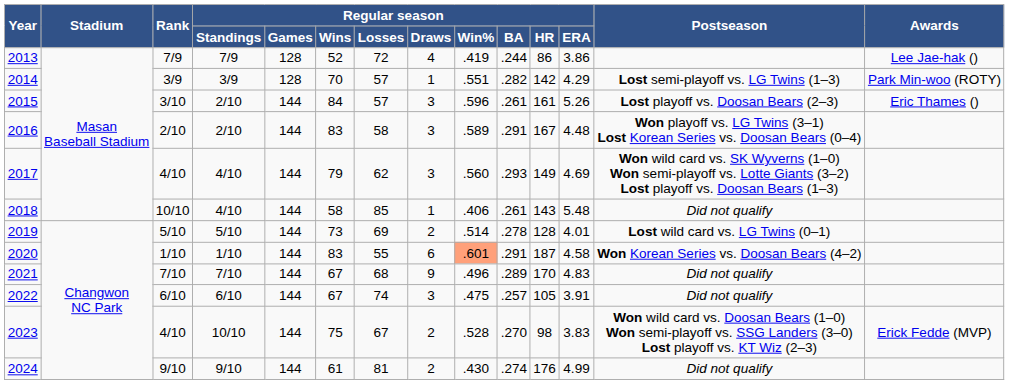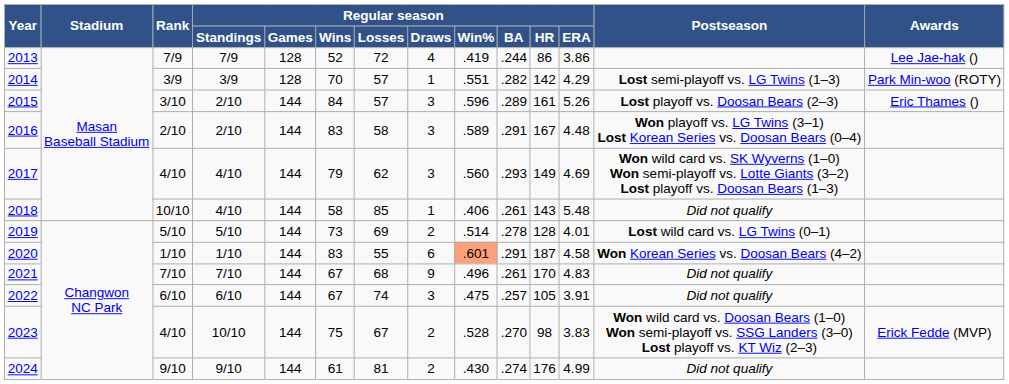(514, 101) .261 -> (514, 101) .289
(514, 275) .289 -> (514, 275) .261
